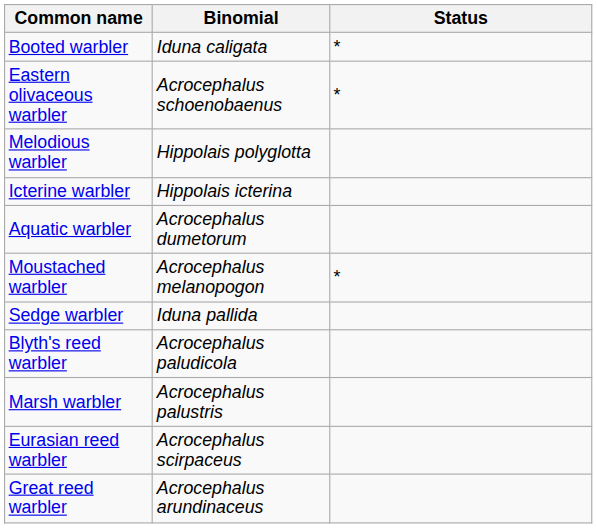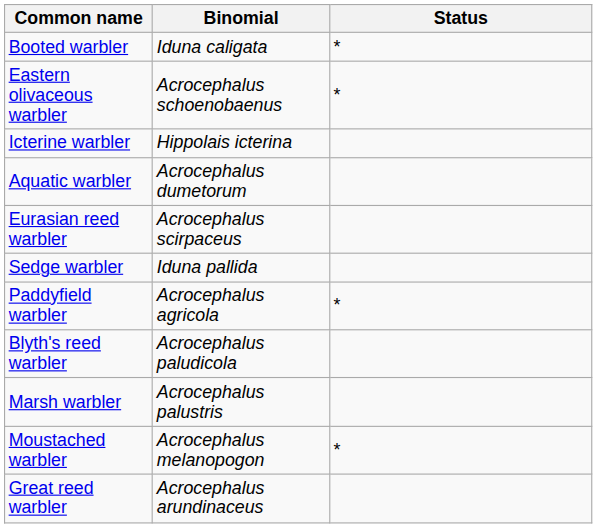- row: (49, 153)
rows swapped: (57, 277) <-> (64, 450)
+ row: (50, 305)
